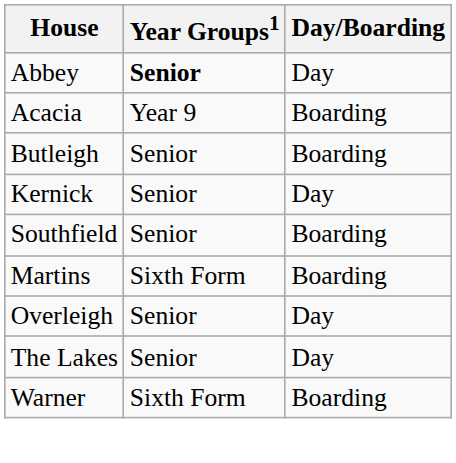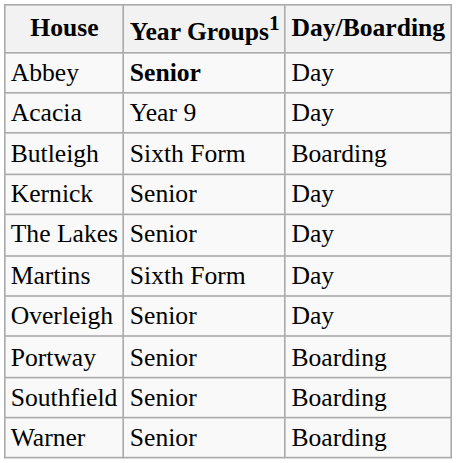(339, 112) Boarding -> (313, 112) Day
(163, 153) Senior -> (188, 153) Sixth Form
rows swapped: (64, 356) <-> (64, 234)
(339, 275) Boarding -> (313, 275) Day
+ row: (53, 356)
(188, 397) Sixth Form -> (163, 437) Senior
